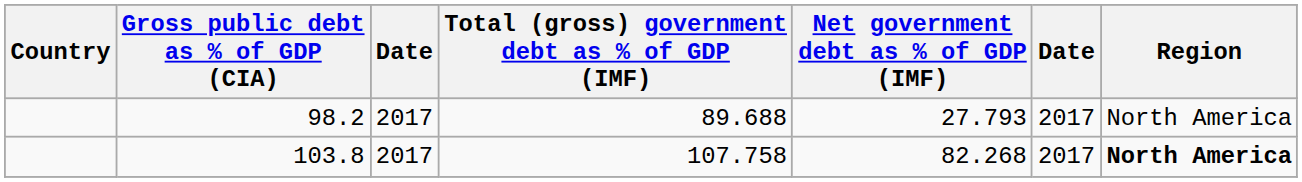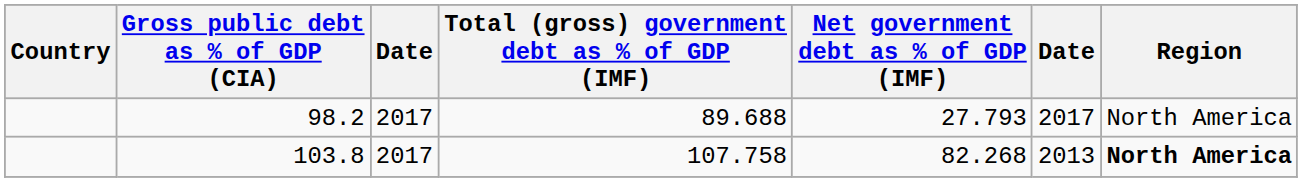(1067, 157) 2017 -> (1067, 157) 2013
